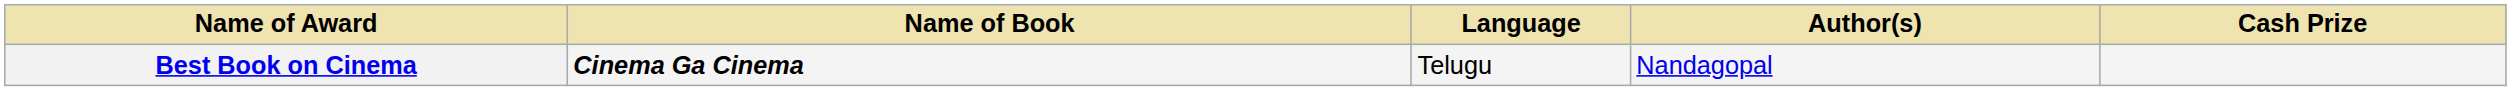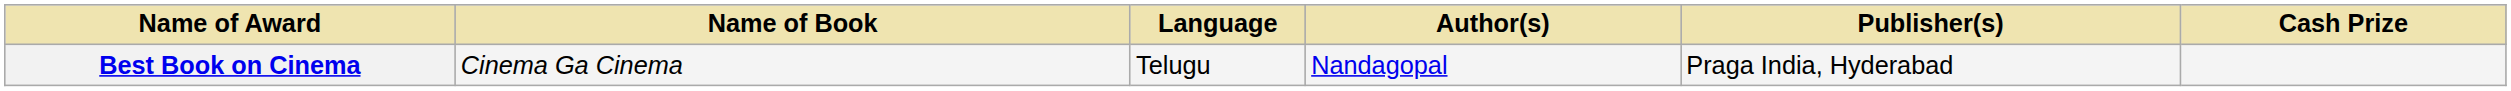+ column: (1931, 24)
(689, 64) bold -> (572, 64) normal
